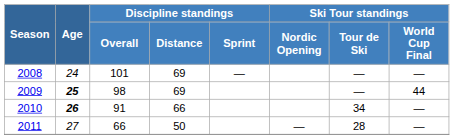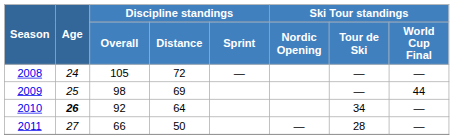(119, 73) 101 -> (119, 73) 105
(179, 73) 69 -> (179, 73) 72
(72, 91) bold -> (72, 91) normal
(119, 108) 91 -> (119, 108) 92
(179, 108) 66 -> (179, 108) 64
